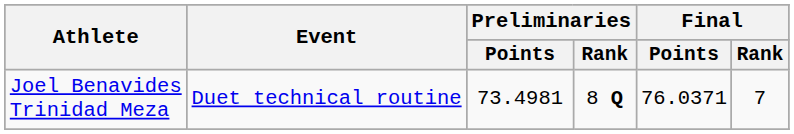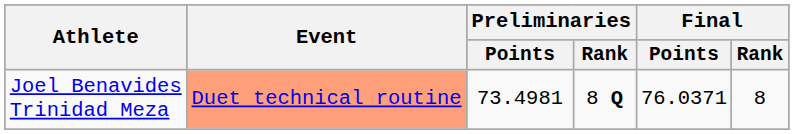(327, 99) no background -> (327, 99) lightsalmon background
(760, 99) 7 -> (760, 99) 8
